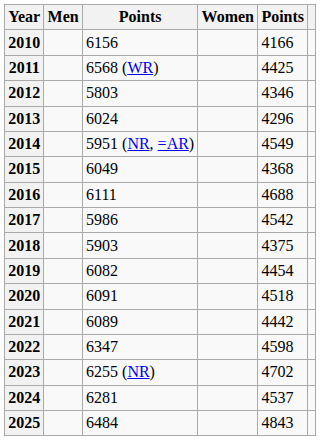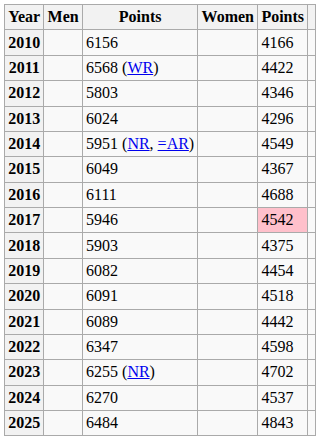(277, 67) 4425 -> (277, 67) 4422
(277, 169) 4368 -> (277, 169) 4367
(102, 220) 5986 -> (102, 220) 5946
(277, 220) no background -> (277, 220) pink background
(102, 397) 6281 -> (102, 397) 6270
